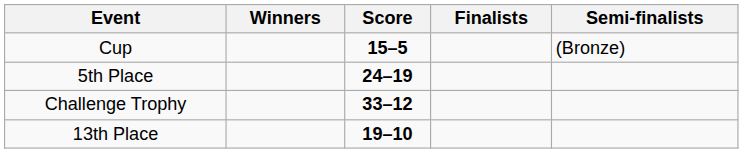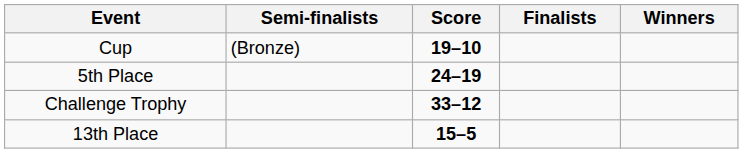columns swapped: (285, 18) <-> (645, 18)
(387, 47) 15–5 -> (456, 47) 19–10
(387, 133) 19–10 -> (456, 133) 15–5
